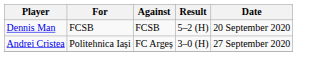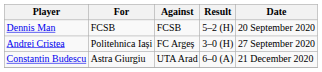+ row: (46, 59)
